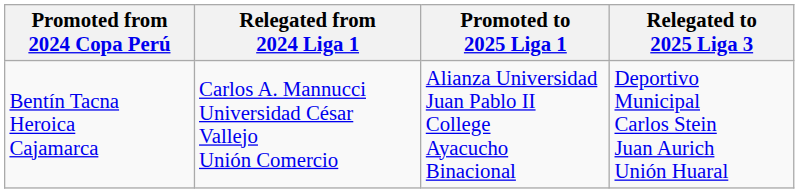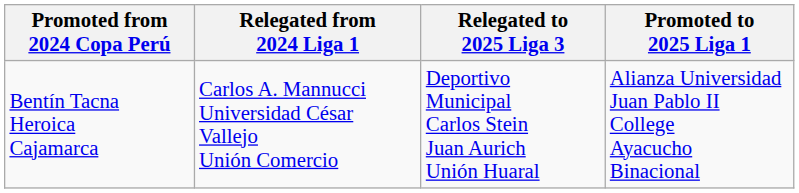columns swapped: (515, 32) <-> (702, 32)
